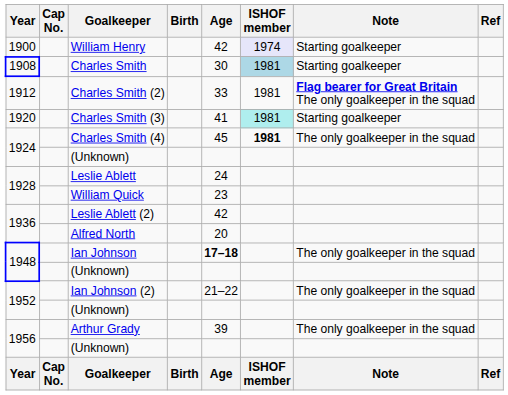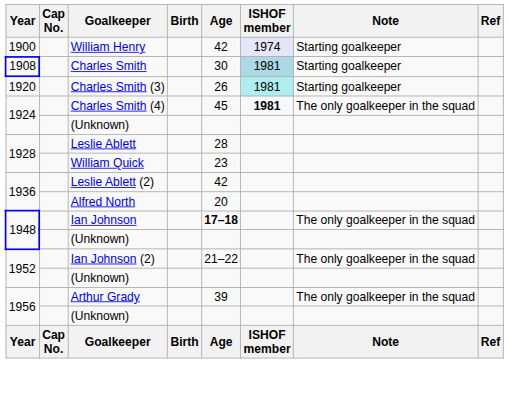- row: (22, 93)
(221, 119) 41 -> (221, 87) 26
(221, 176) 24 -> (221, 144) 28
